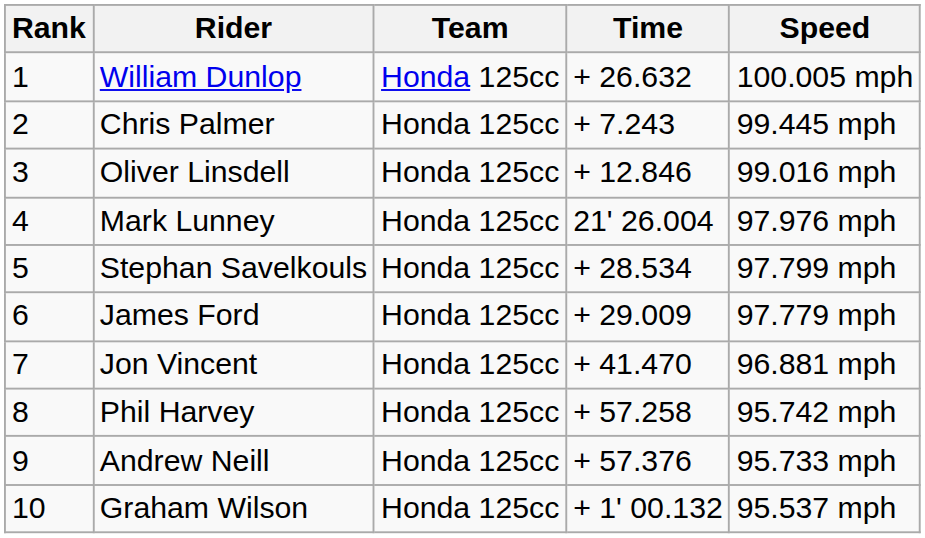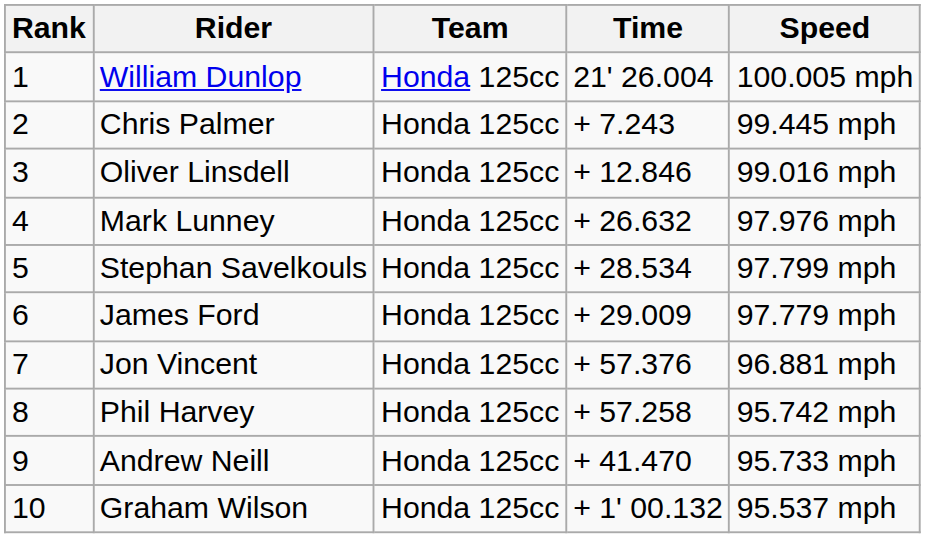(632, 76) + 26.632 -> (643, 76) 21' 26.004
(643, 220) 21' 26.004 -> (632, 220) + 26.632
(632, 364) + 41.470 -> (632, 364) + 57.376
(632, 460) + 57.376 -> (632, 460) + 41.470
